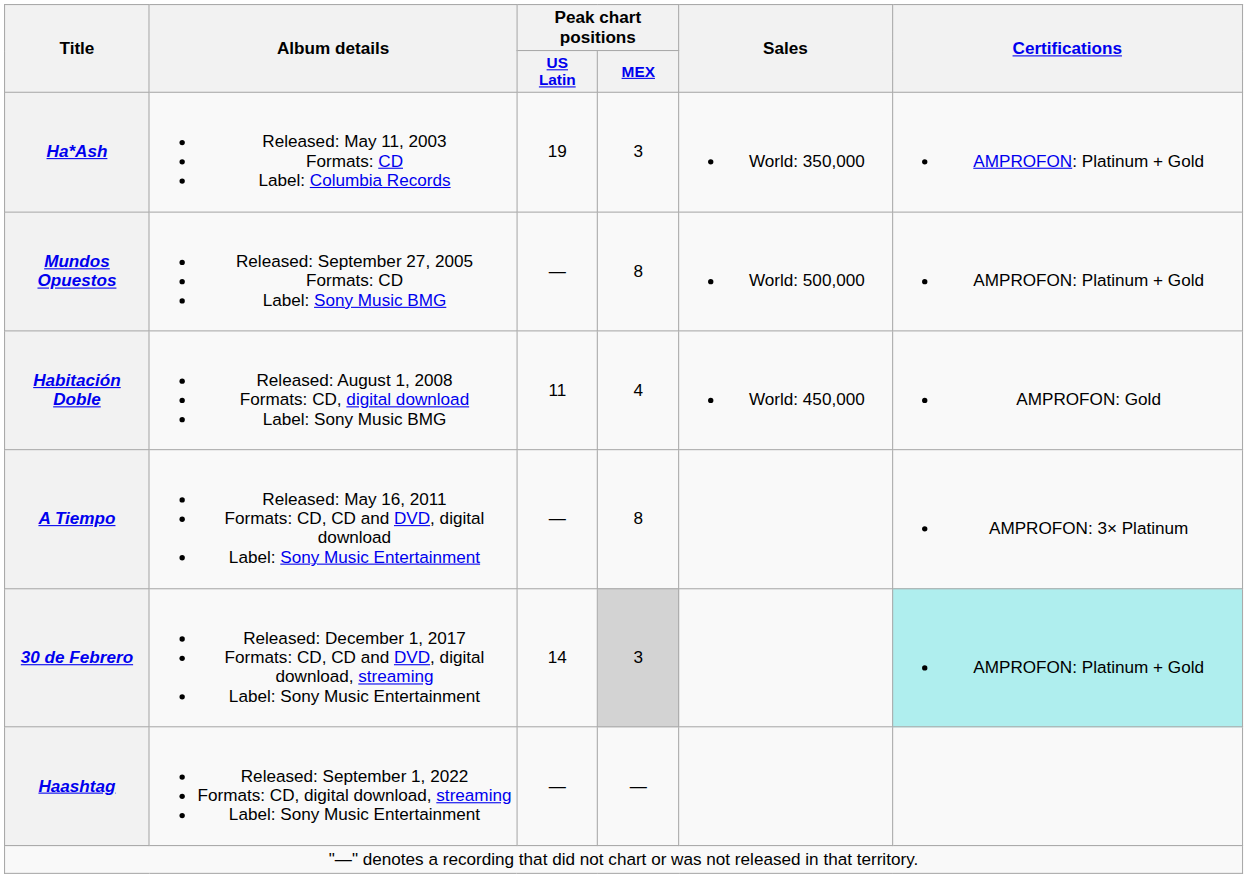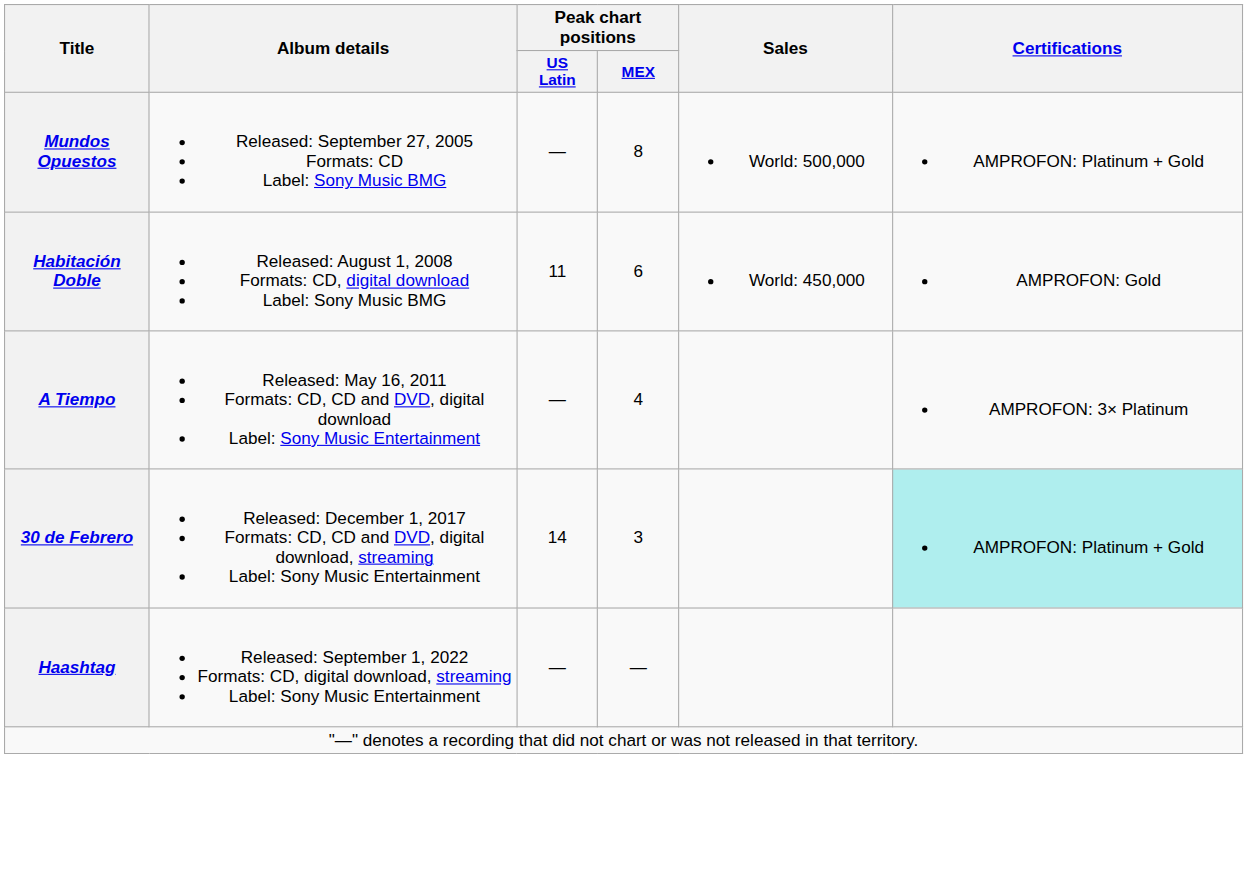- row: (77, 151)
(638, 390) 4 -> (638, 271) 6
(638, 519) 8 -> (638, 399) 4
(638, 657) lightgrey background -> (638, 538) no background
